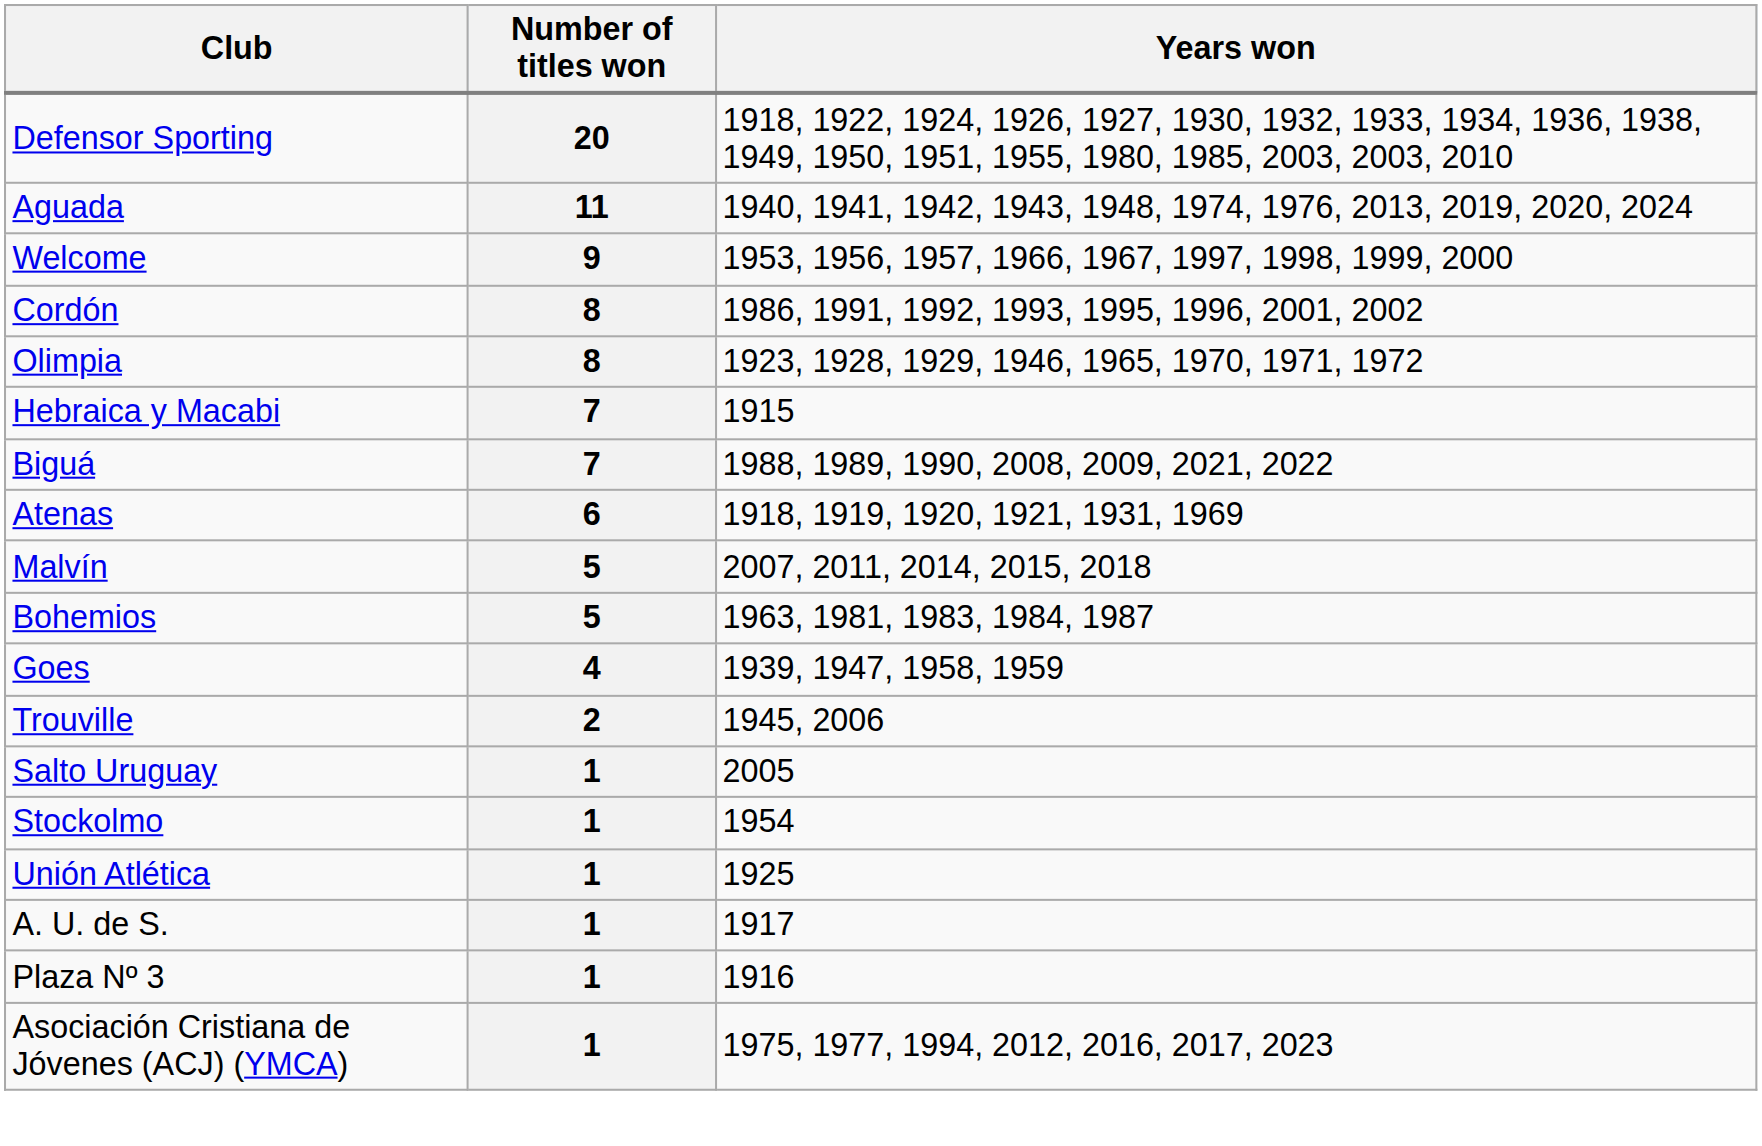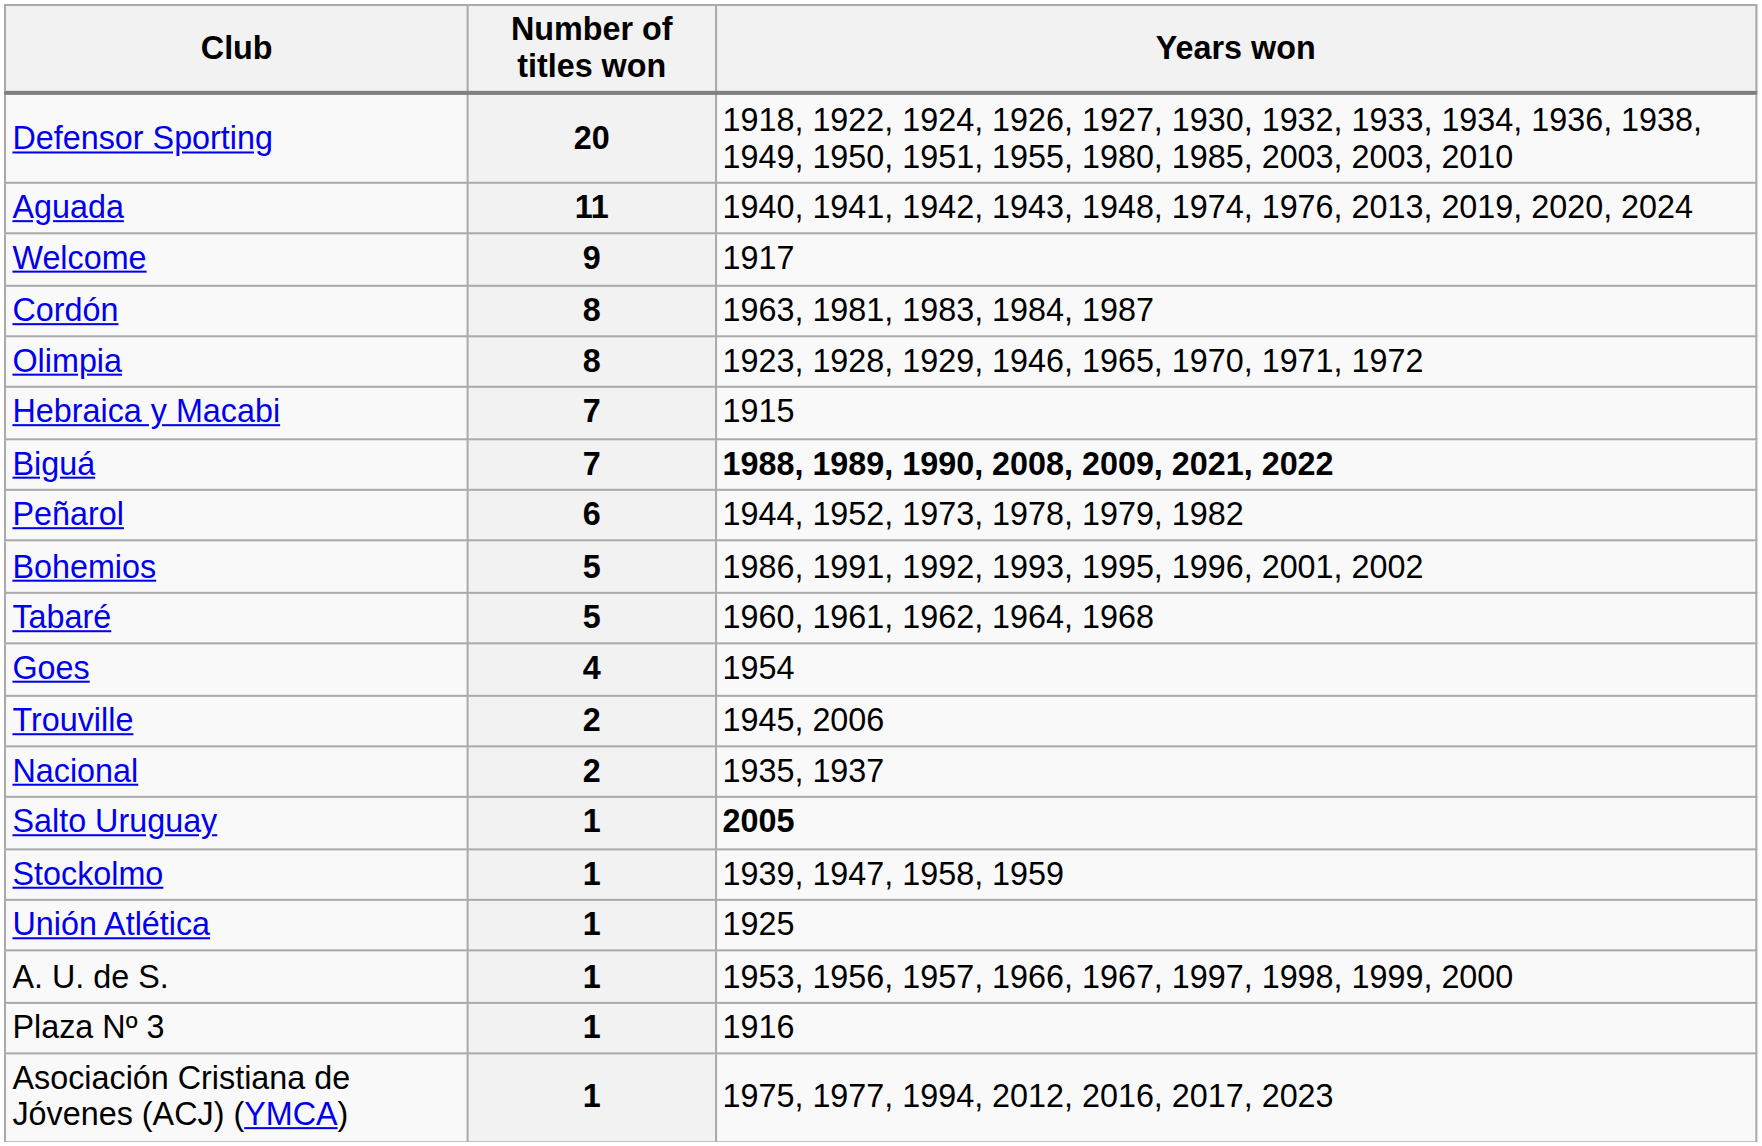(1118, 258) 1953, 1956, 1957, 1966, 1967, 1997, 1998, 1999, 2000 -> (758, 258) 1917
(1073, 309) 1986, 1991, 1992, 1993, 1995, 1996, 2001, 2002 -> (938, 309) 1963, 1981, 1983, 1984, 1987
(1028, 463) normal -> (1028, 463) bold
+ row: (68, 514)
- row: (63, 514)
- row: (60, 566)
(938, 617) 1963, 1981, 1983, 1984, 1987 -> (1073, 566) 1986, 1991, 1992, 1993, 1995, 1996, 2001, 2002
+ row: (62, 617)
(893, 668) 1939, 1947, 1958, 1959 -> (758, 668) 1954
+ row: (75, 771)
(758, 771) normal -> (758, 822) bold
(758, 822) 1954 -> (893, 873) 1939, 1947, 1958, 1959
(758, 924) 1917 -> (1118, 976) 1953, 1956, 1957, 1966, 1967, 1997, 1998, 1999, 2000
